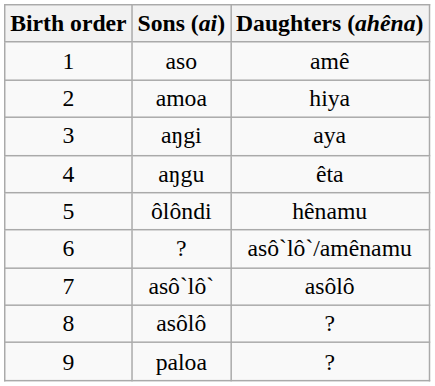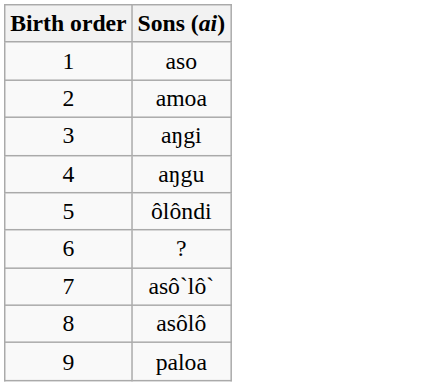- column: (330, 23)
